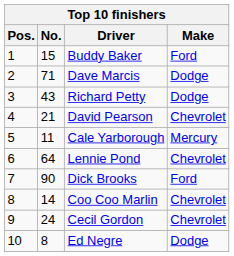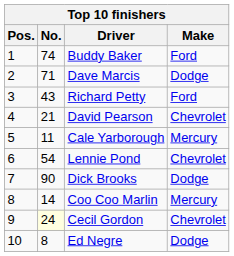(48, 55) 15 -> (48, 55) 74
(189, 96) Dodge -> (184, 96) Ford
(48, 158) 64 -> (48, 158) 54
(184, 179) Ford -> (189, 179) Dodge
(198, 199) Chevrolet -> (194, 199) Mercury
(48, 220) no background -> (48, 220) lightyellow background
